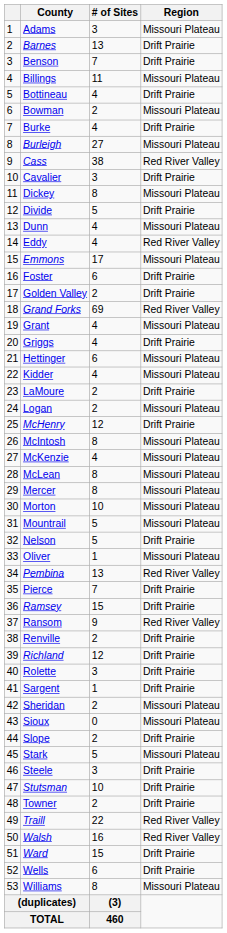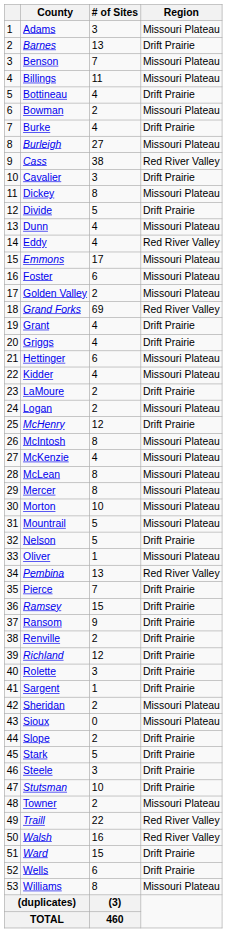(169, 62) Drift Prairie -> (181, 62) Missouri Plateau
(169, 276) Drift Prairie -> (181, 276) Missouri Plateau
(169, 293) Drift Prairie -> (181, 293) Missouri Plateau
(181, 326) Missouri Plateau -> (169, 326) Drift Prairie
(181, 623) Red River Valley -> (169, 623) Drift Prairie
(181, 754) Missouri Plateau -> (169, 754) Drift Prairie
(169, 804) Drift Prairie -> (181, 804) Missouri Plateau
